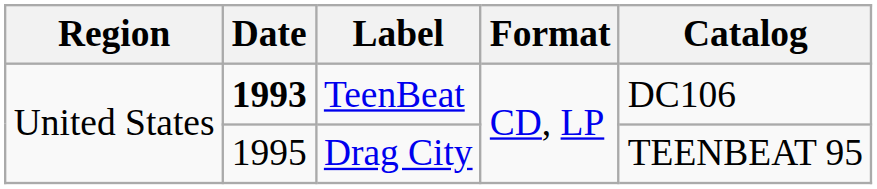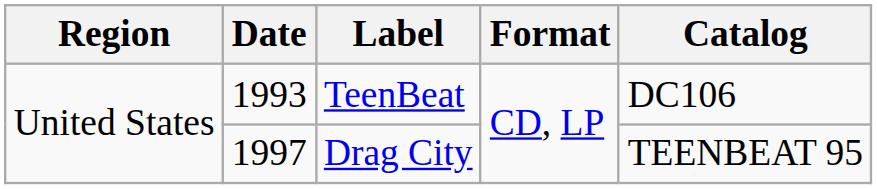(269, 93) bold -> (269, 93) normal
(269, 152) 1995 -> (269, 152) 1997
